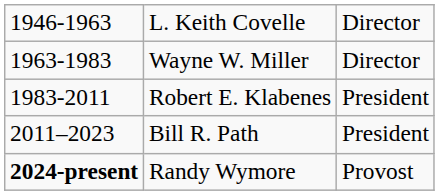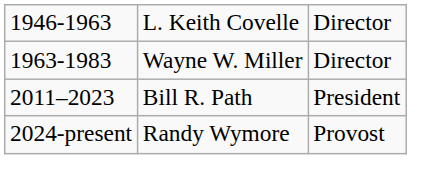- row: (240, 97)
(74, 171) bold -> (71, 134) normal
